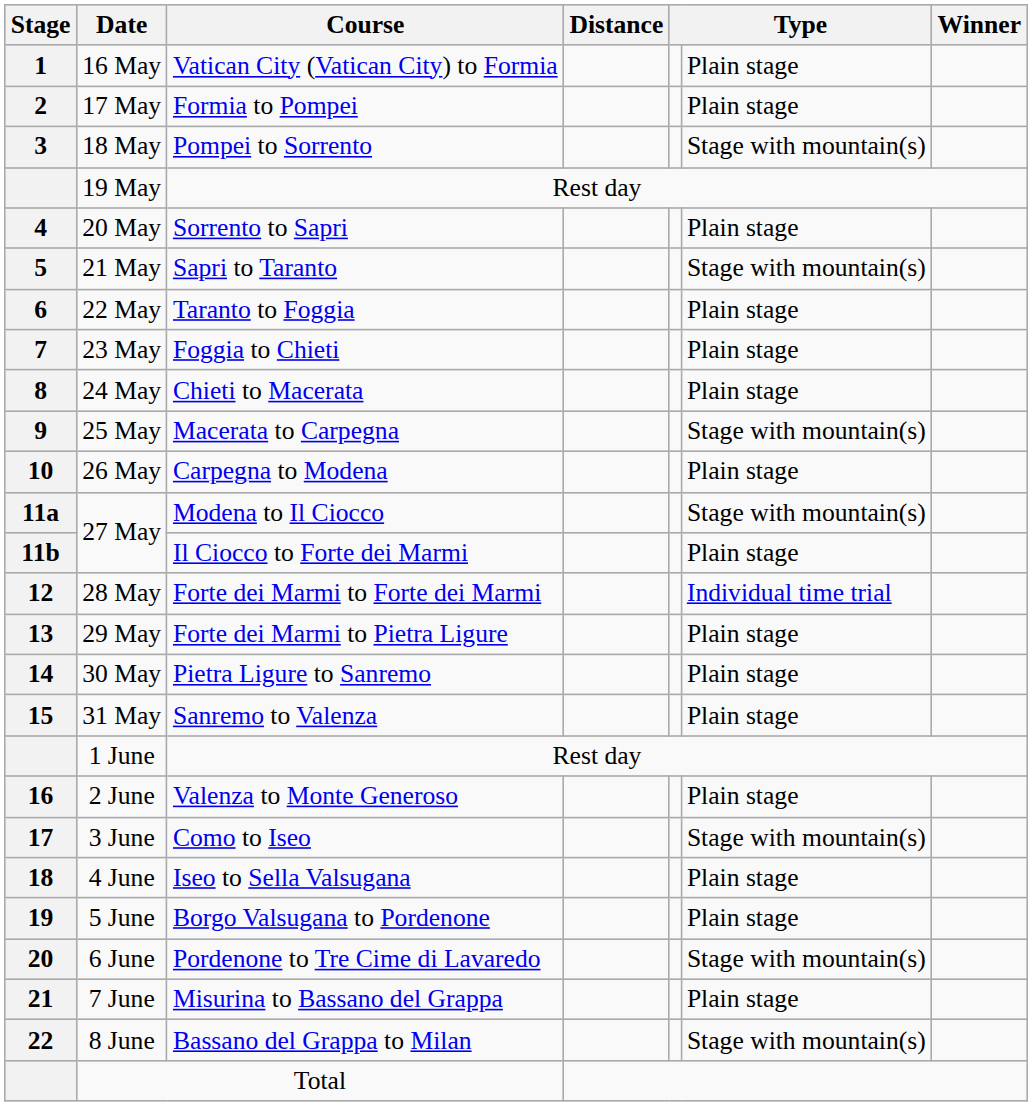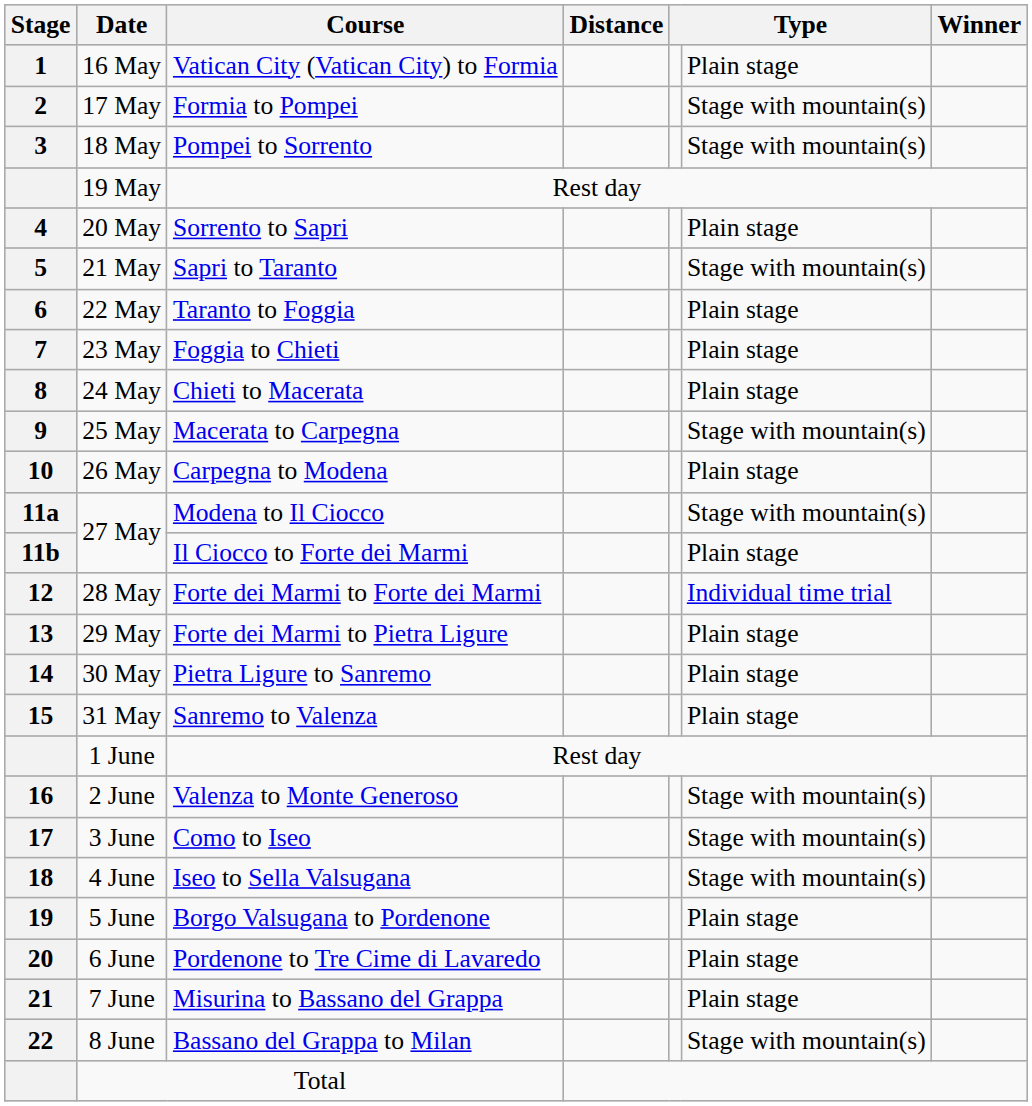(743, 106) Plain stage -> (806, 106) Stage with mountain(s)
(743, 796) Plain stage -> (806, 796) Stage with mountain(s)
(743, 877) Plain stage -> (806, 877) Stage with mountain(s)
(806, 958) Stage with mountain(s) -> (743, 958) Plain stage
